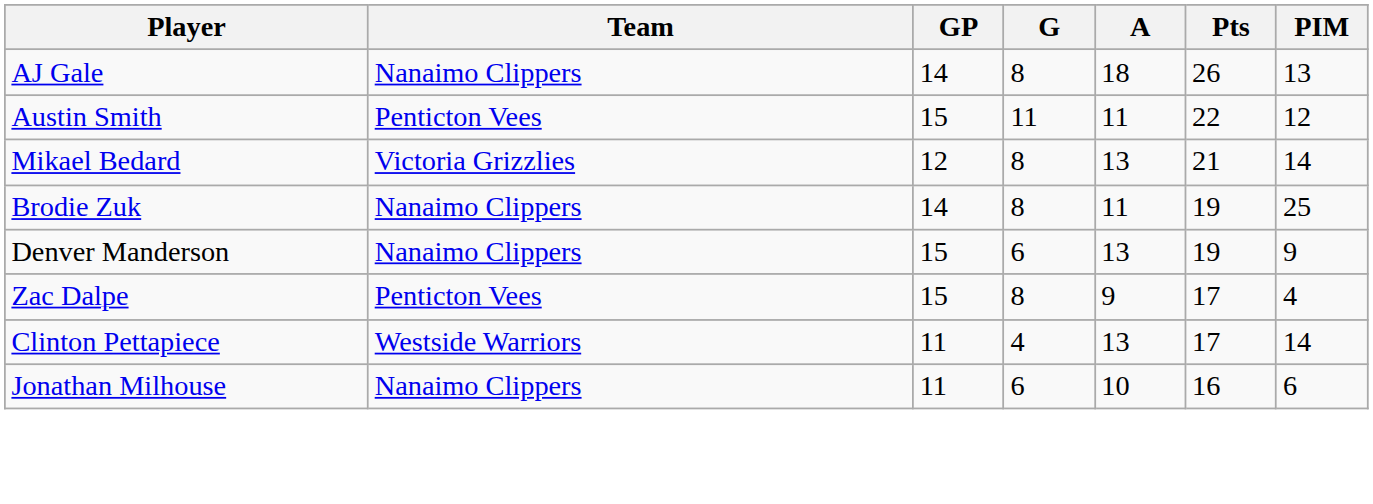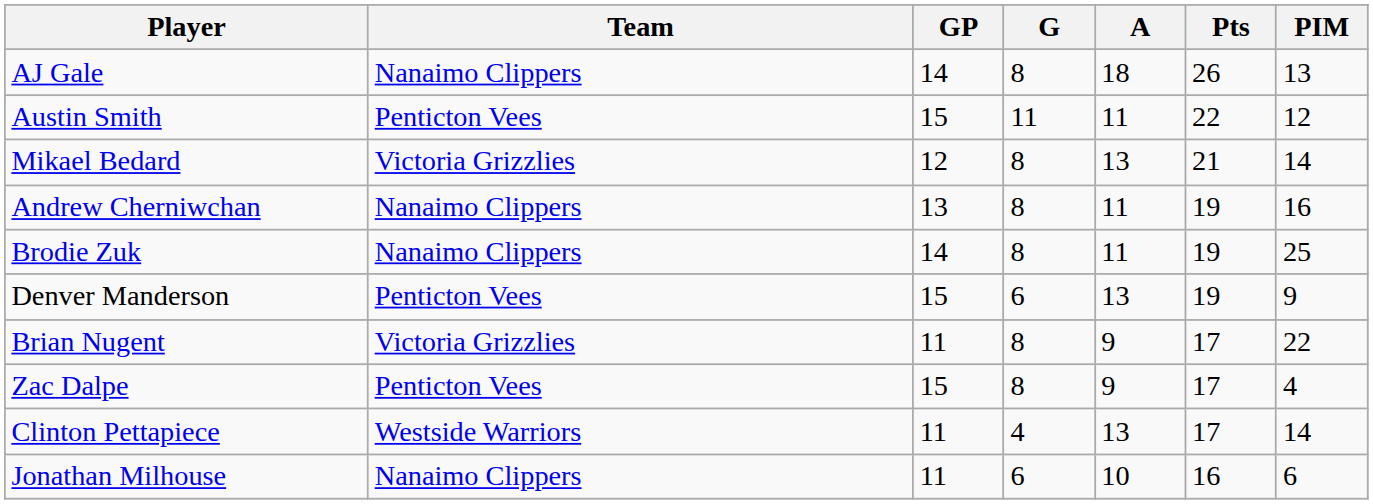+ row: (136, 206)
(478, 251) Nanaimo Clippers -> (458, 296) Penticton Vees
+ row: (88, 341)
